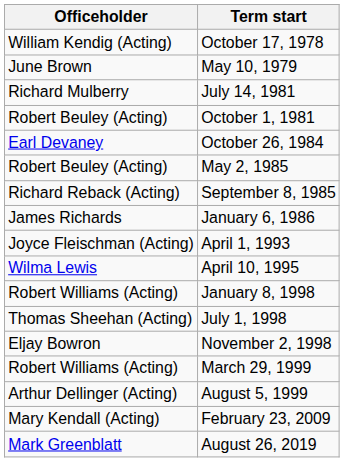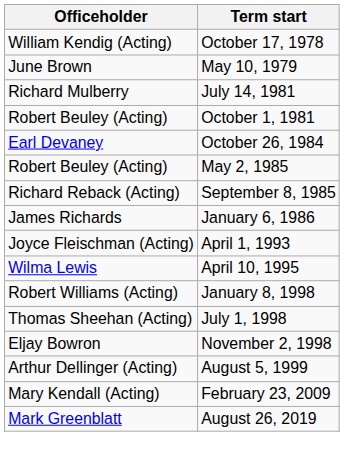- row: (256, 368)
